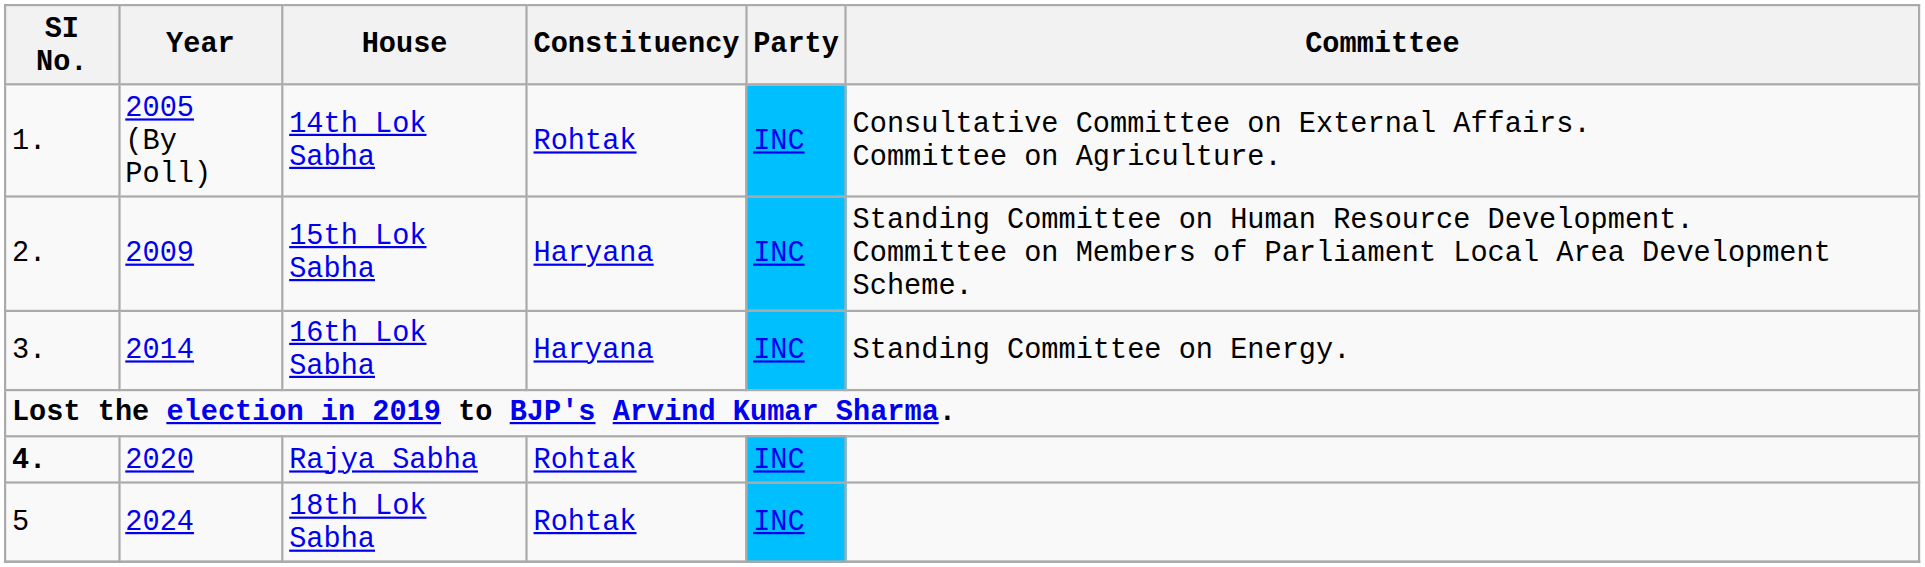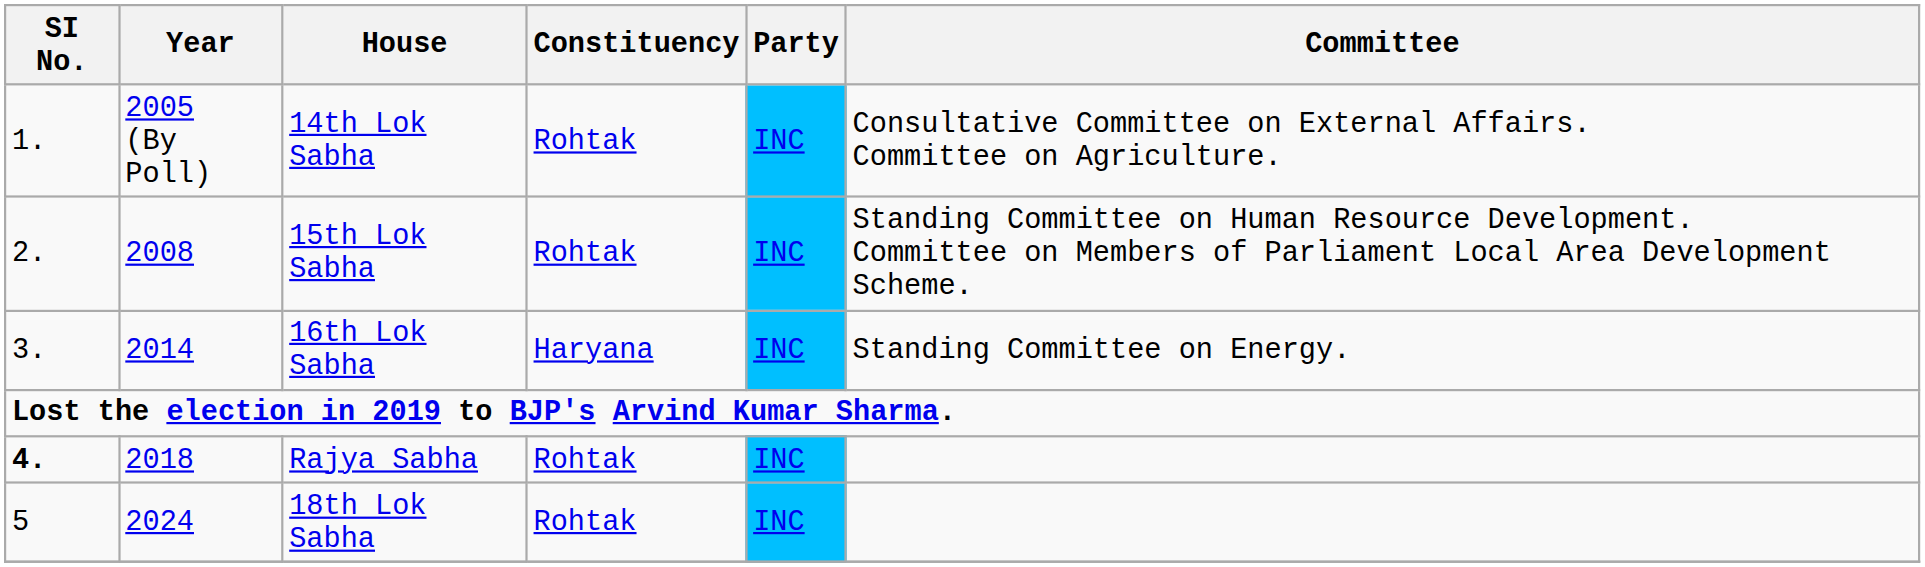(160, 254) 2009 -> (160, 254) 2008
(594, 254) Haryana -> (585, 254) Rohtak
(160, 459) 2020 -> (160, 459) 2018
